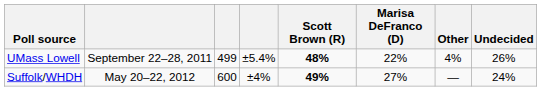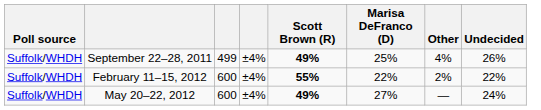(43, 58) UMass Lowell -> (45, 58) Suffolk/WHDH
(259, 58) ±5.4% -> (254, 58) ±4%
(317, 58) 48% -> (307, 58) 49%
(396, 58) 22% -> (386, 58) 25%
+ row: (150, 77)
